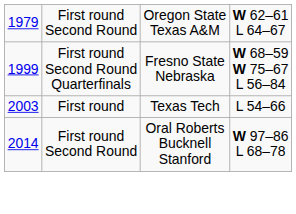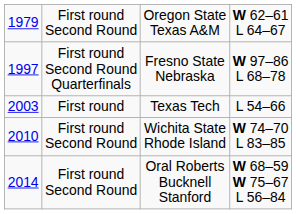(23, 68) 1999 -> (23, 68) 1997
(261, 68) W 68–59 W 75–67 L 56–84 -> (261, 68) W 97–86 L 68–78
+ row: (185, 136)
(261, 144) W 97–86 L 68–78 -> (261, 182) W 68–59 W 75–67 L 56–84
